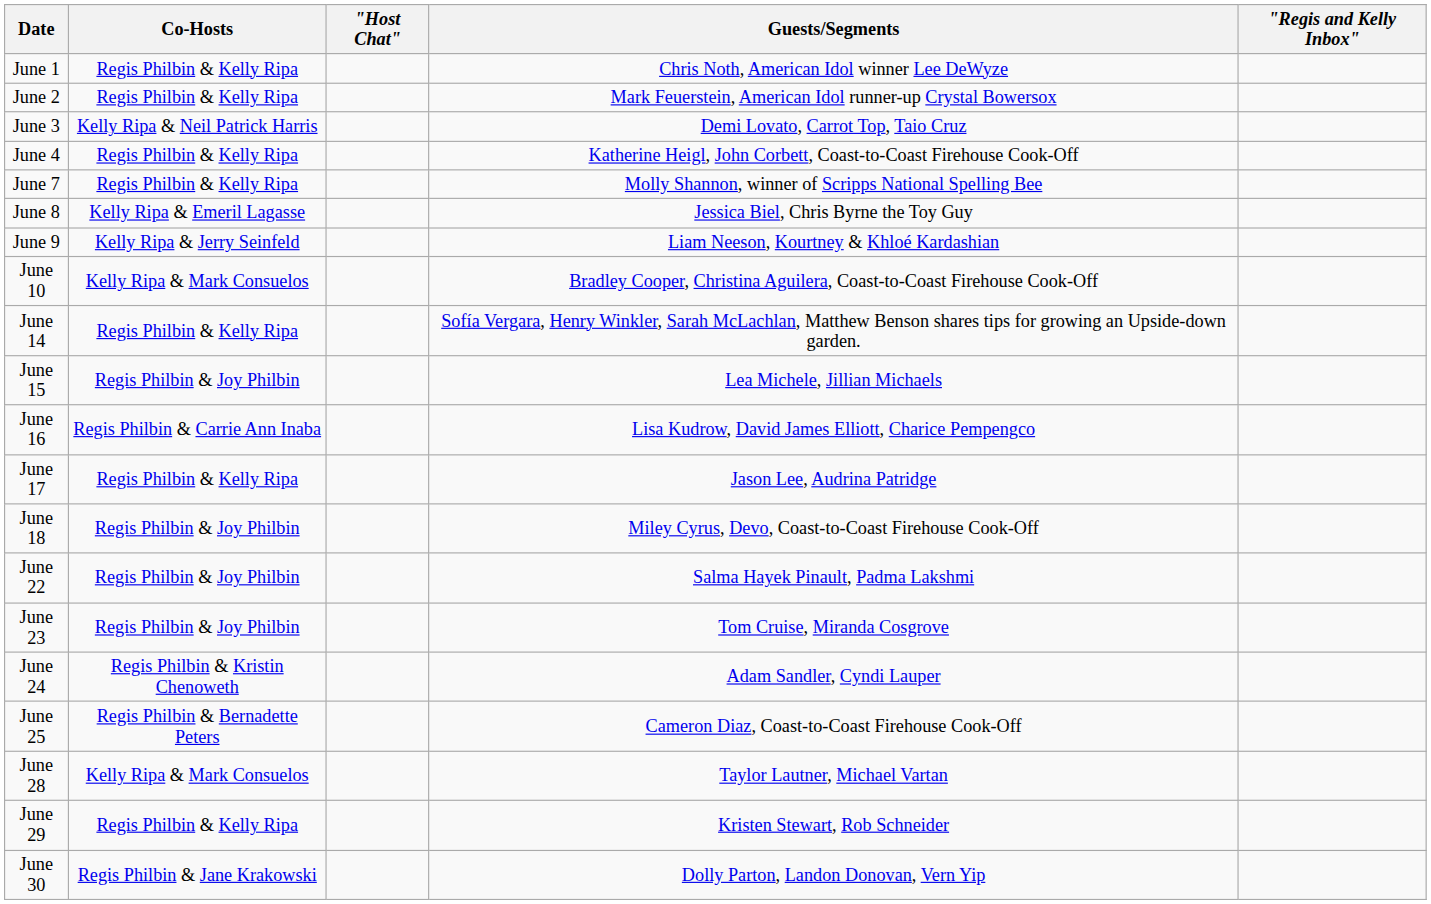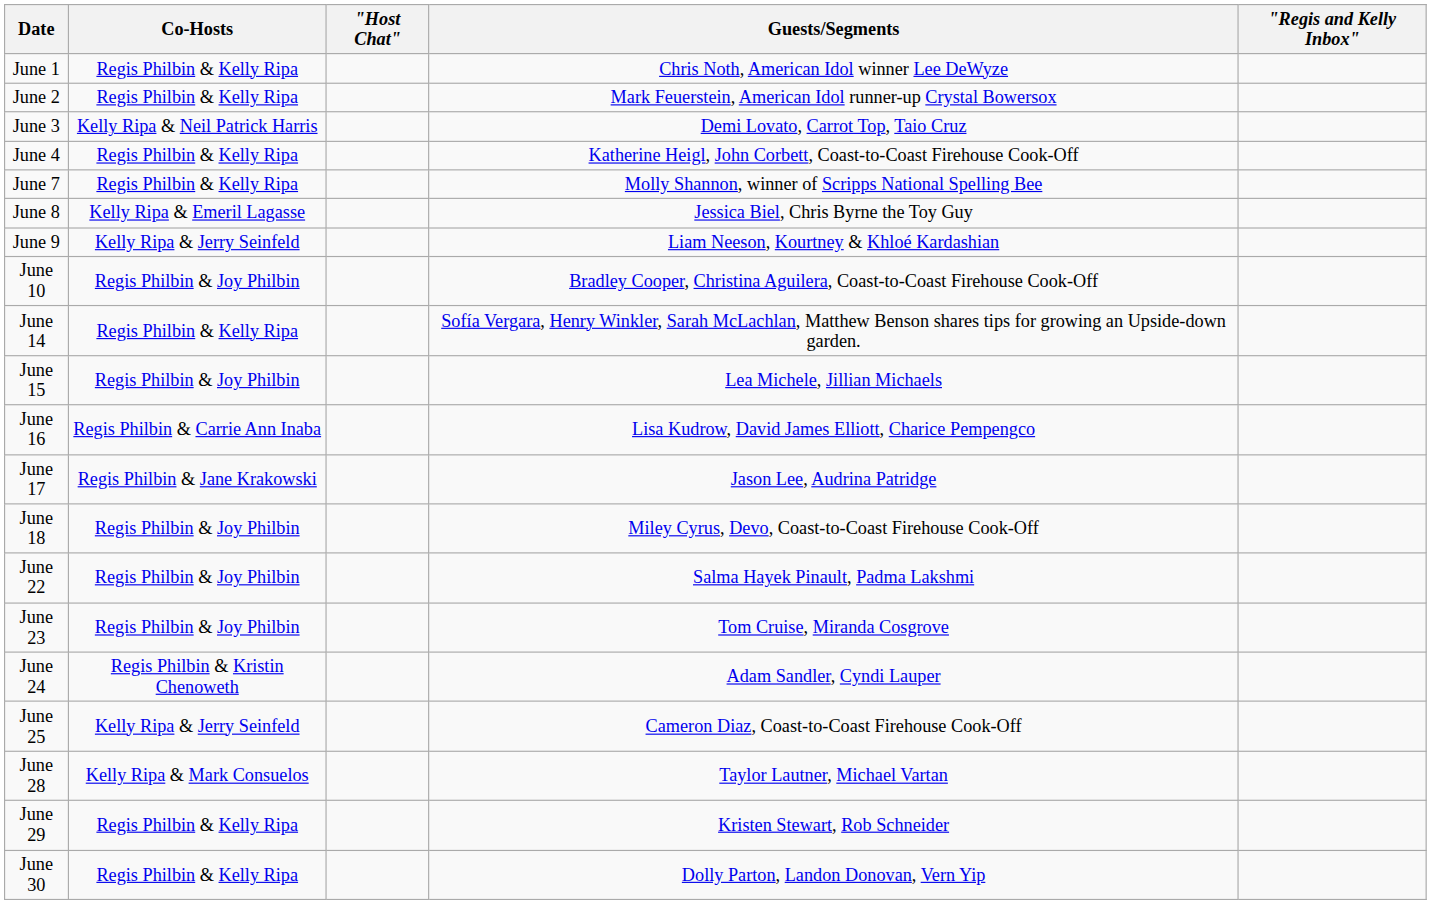(197, 281) Kelly Ripa & Mark Consuelos -> (197, 281) Regis Philbin & Joy Philbin
(197, 478) Regis Philbin & Kelly Ripa -> (197, 478) Regis Philbin & Jane Krakowski
(197, 726) Regis Philbin & Bernadette Peters -> (197, 726) Kelly Ripa & Jerry Seinfeld
(197, 874) Regis Philbin & Jane Krakowski -> (197, 874) Regis Philbin & Kelly Ripa
